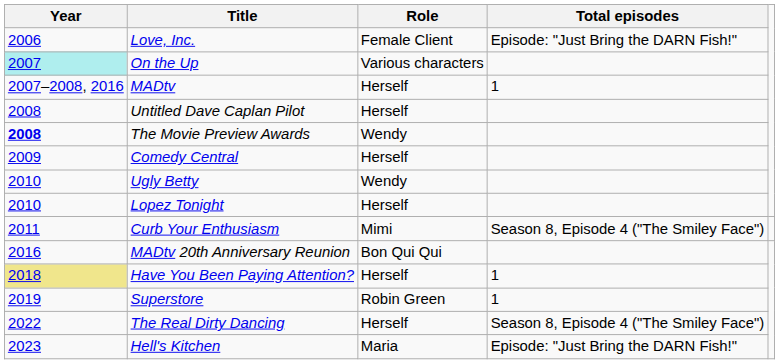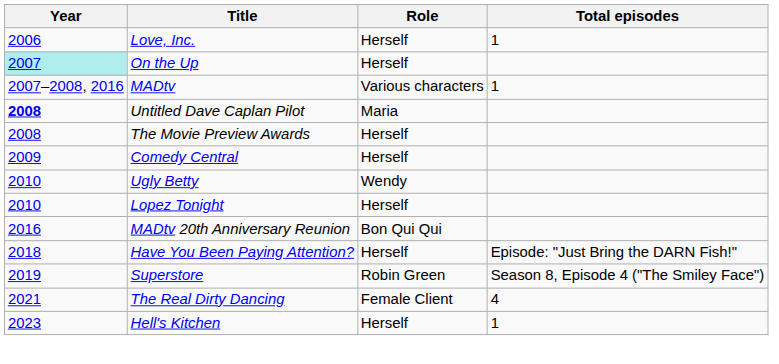(407, 39) Female Client -> (384, 39) Herself
(614, 39) Episode: "Just Bring the DARN Fish!" -> (495, 39) 1
(422, 63) Various characters -> (384, 63) Herself
(384, 87) Herself -> (422, 87) Various characters
(24, 110) normal -> (24, 110) bold
(384, 110) Herself -> (379, 110) Maria
(24, 134) bold -> (24, 134) normal
(384, 134) Wendy -> (384, 134) Herself
- row: (205, 228)
(24, 275) khaki background -> (24, 252) no background
(495, 275) 1 -> (614, 252) Episode: "Just Bring the DARN Fish!"
(495, 299) 1 -> (627, 275) Season 8, Episode 4 ("The Smiley Face")
(24, 323) 2022 -> (24, 299) 2021
(384, 323) Herself -> (407, 299) Female Client
(627, 323) Season 8, Episode 4 ("The Smiley Face") -> (495, 299) 4
(379, 346) Maria -> (384, 323) Herself
(614, 346) Episode: "Just Bring the DARN Fish!" -> (495, 323) 1
